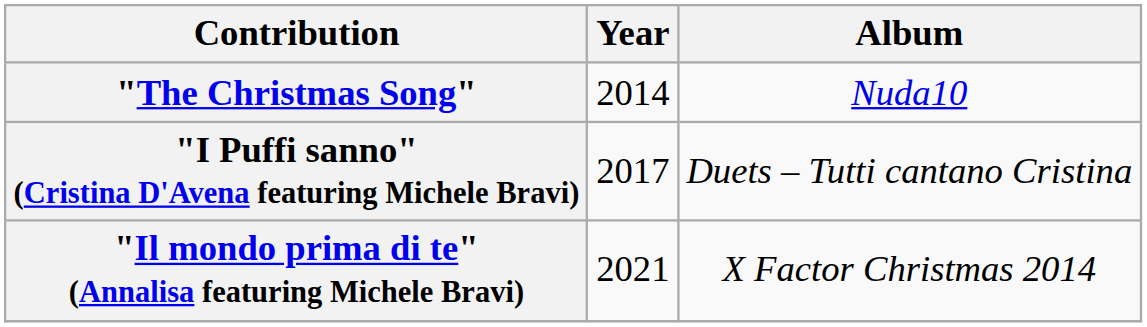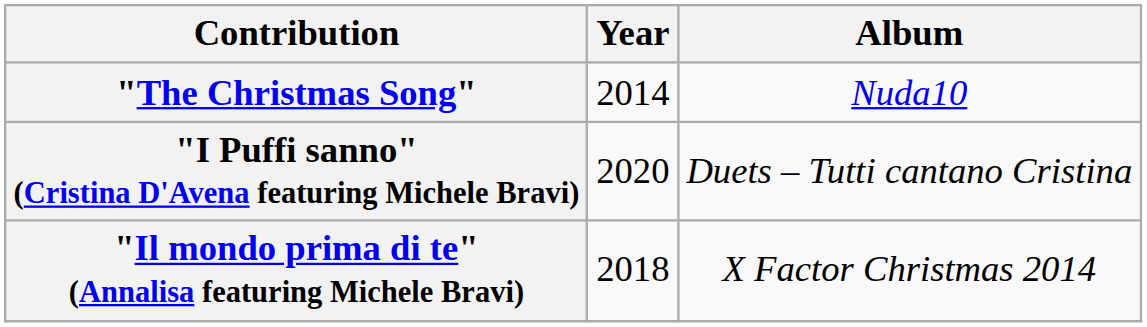(633, 170) 2017 -> (633, 170) 2020
(633, 269) 2021 -> (633, 269) 2018
